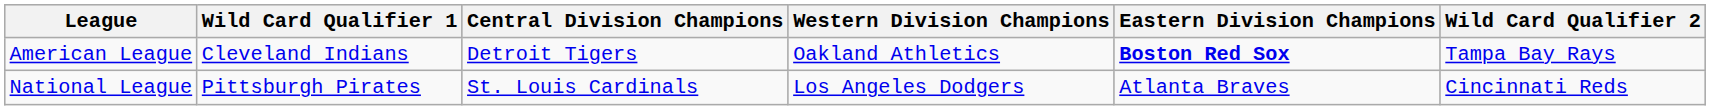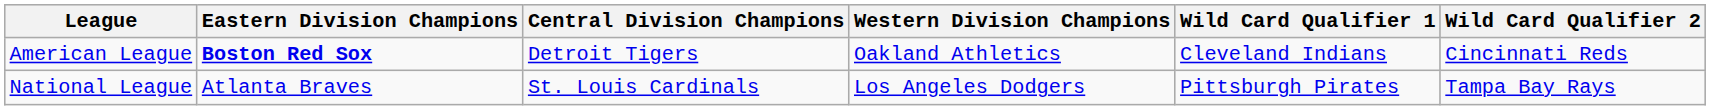columns swapped: (1277, 21) <-> (330, 21)
(1531, 54) Tampa Bay Rays -> (1537, 54) Cincinnati Reds
(1537, 87) Cincinnati Reds -> (1531, 87) Tampa Bay Rays
